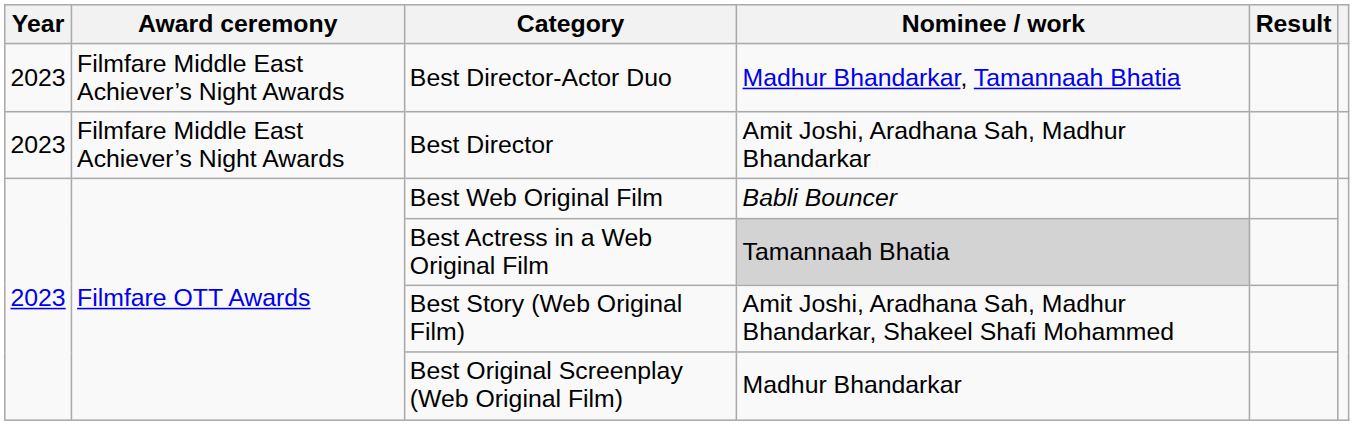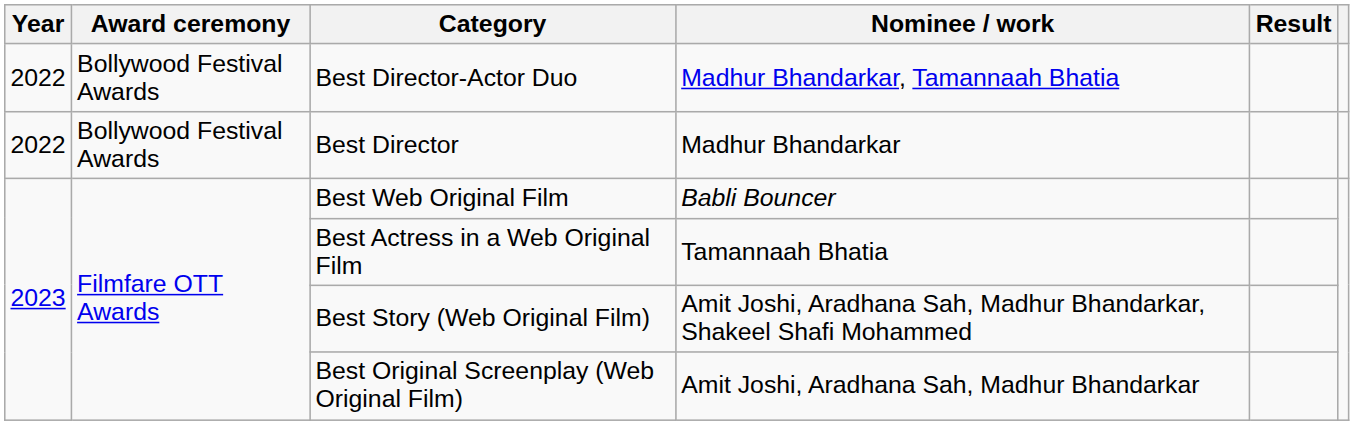(38, 77) 2023 -> (38, 77) 2022
(211, 77) Filmfare Middle East Achiever’s Night Awards -> (180, 77) Bollywood Festival Awards
(38, 144) 2023 -> (38, 144) 2022
(211, 144) Filmfare Middle East Achiever’s Night Awards -> (180, 144) Bollywood Festival Awards
(934, 144) Amit Joshi, Aradhana Sah, Madhur Bhandarkar -> (791, 144) Madhur Bhandarkar
(846, 251) lightgrey background -> (785, 251) no background
(852, 385) Madhur Bhandarkar -> (940, 385) Amit Joshi, Aradhana Sah, Madhur Bhandarkar
